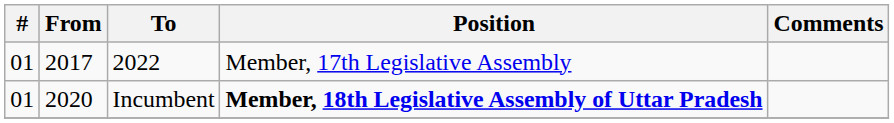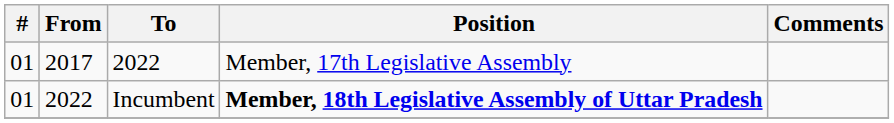(69, 99) 2020 -> (69, 99) 2022
